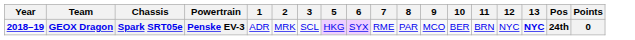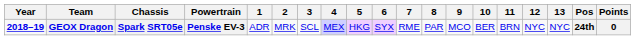+ column: (334, 12)
(534, 27) bold -> (560, 27) normal
